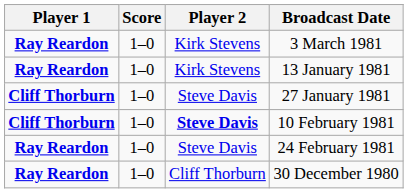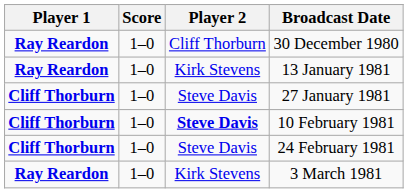rows swapped: (336, 174) <-> (336, 43)
(61, 148) Ray Reardon -> (62, 148) Cliff Thorburn
